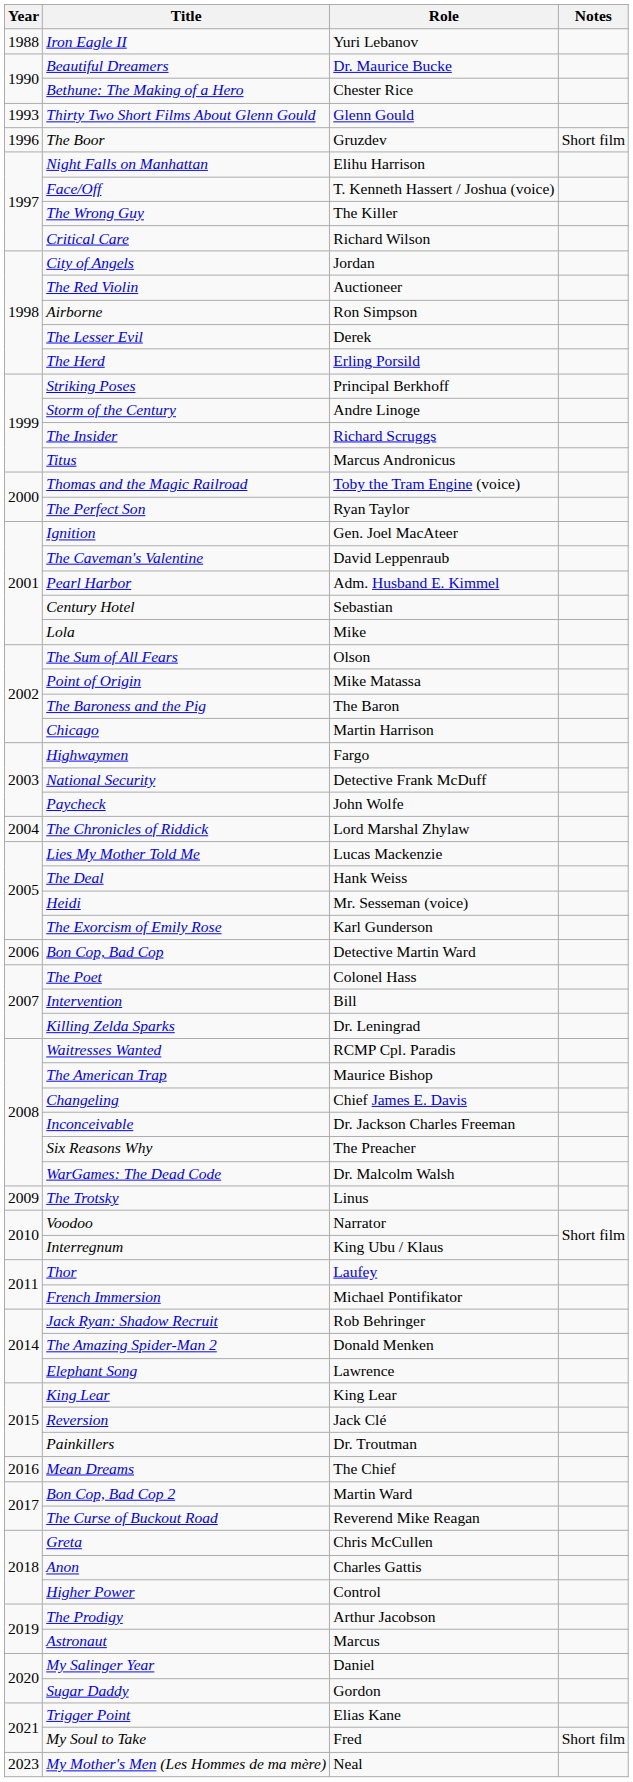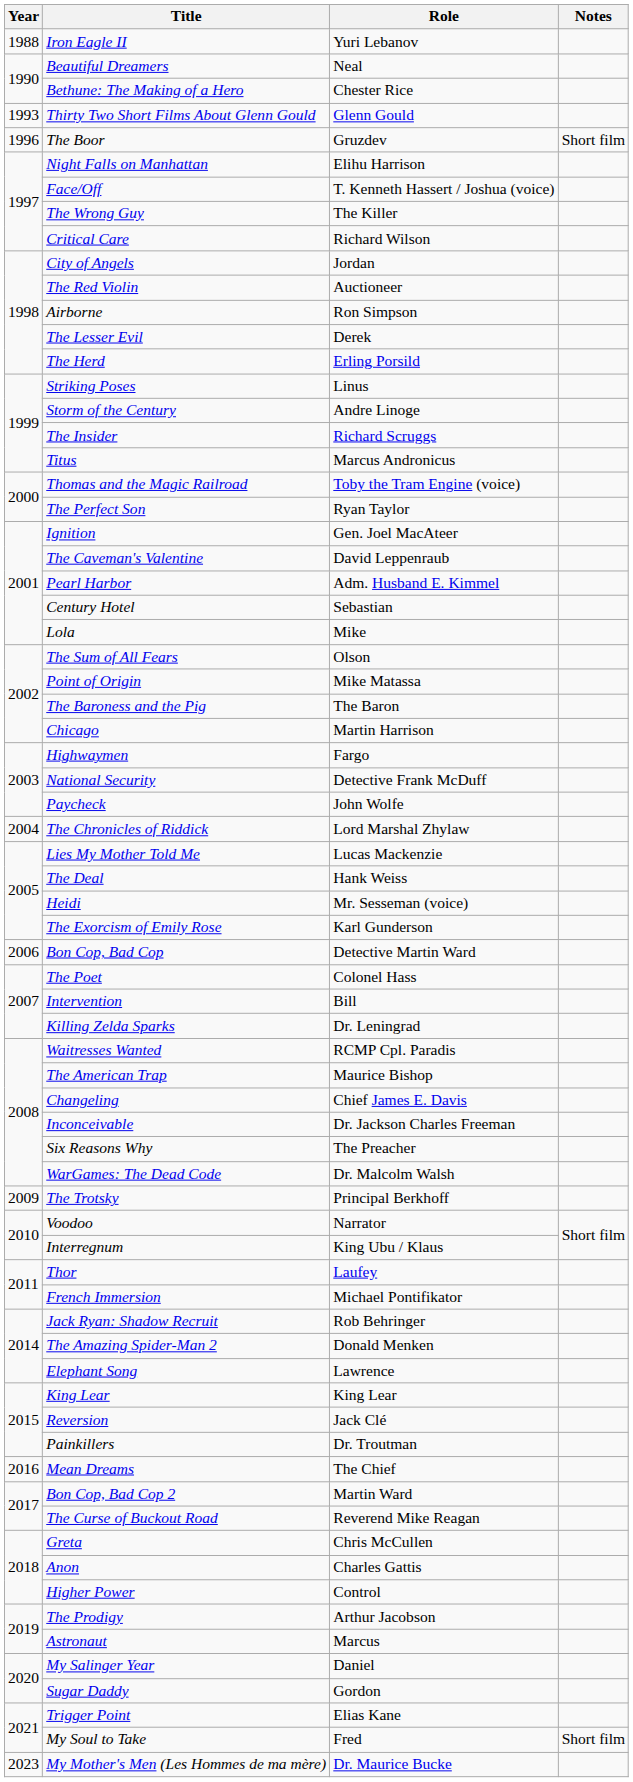(393, 66) Dr. Maurice Bucke -> (348, 66) Neal
(391, 386) Principal Berkhoff -> (351, 386) Linus
(351, 1198) Linus -> (391, 1198) Principal Berkhoff
(348, 1764) Neal -> (393, 1764) Dr. Maurice Bucke
